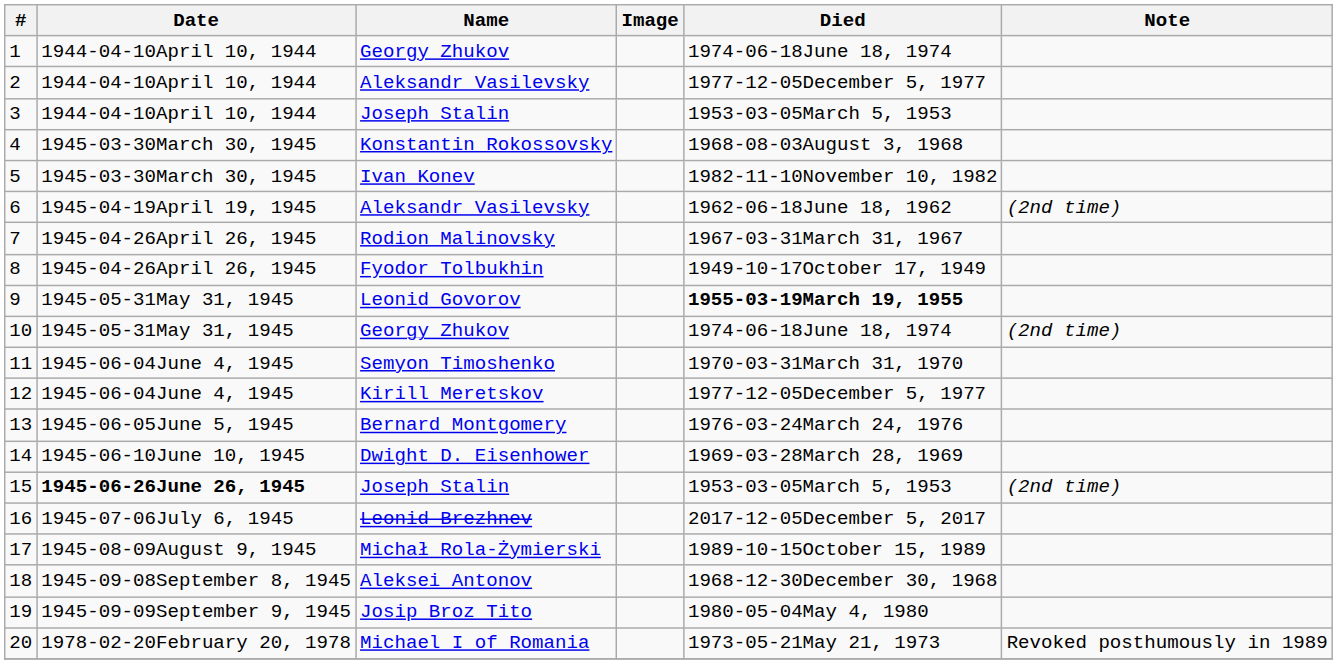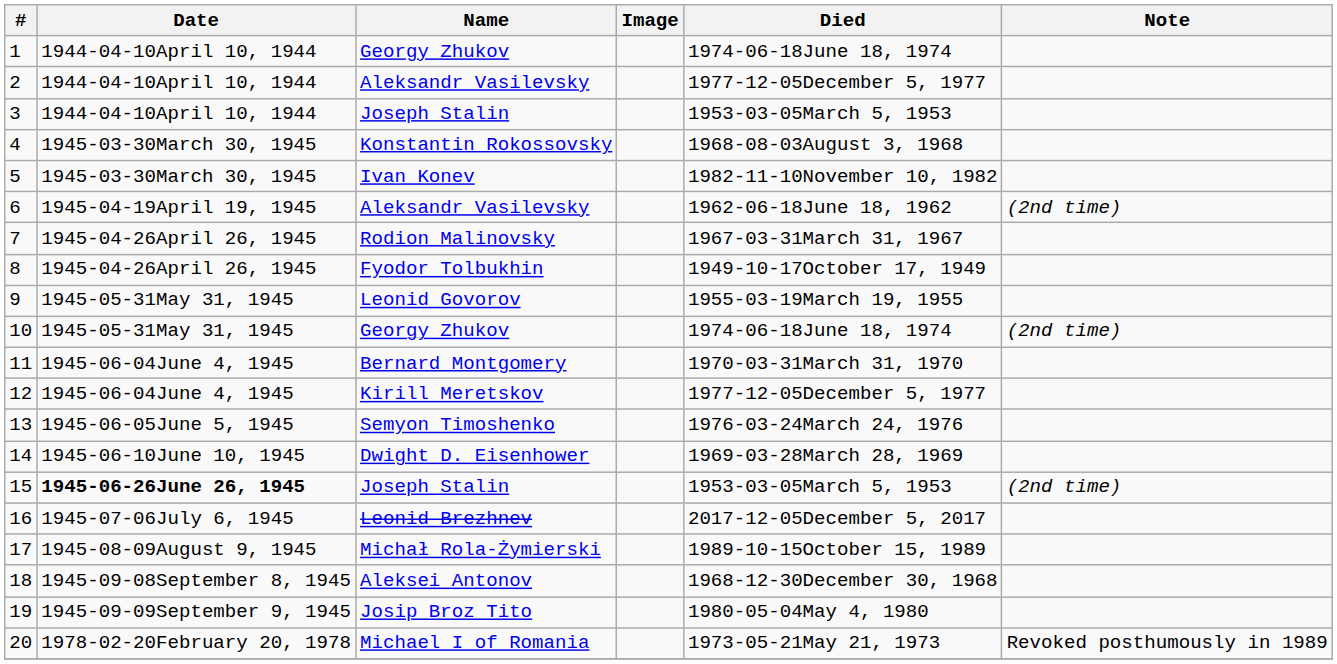(826, 301) bold -> (826, 301) normal
(458, 363) Semyon Timoshenko -> (463, 363) Bernard Montgomery
(463, 425) Bernard Montgomery -> (458, 425) Semyon Timoshenko
